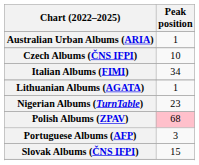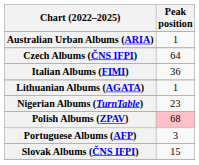(175, 55) 10 -> (175, 55) 64
(175, 71) 34 -> (175, 71) 36
